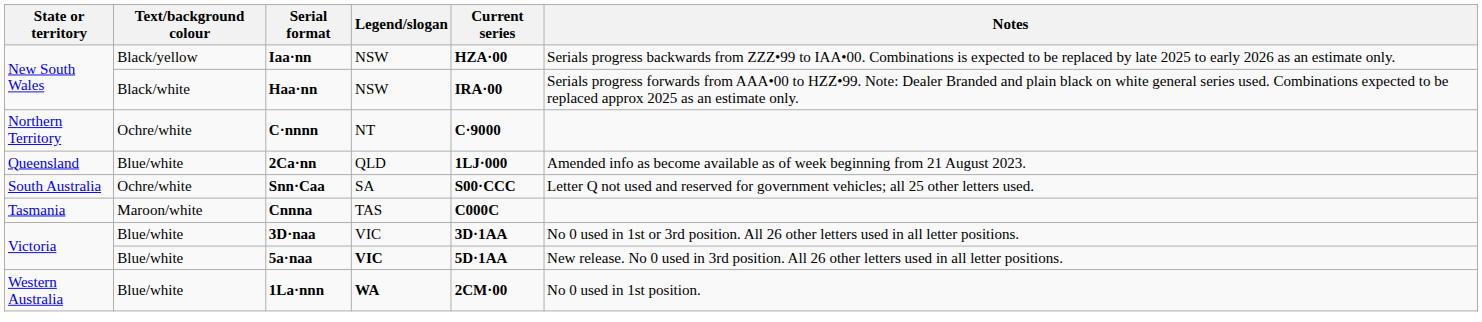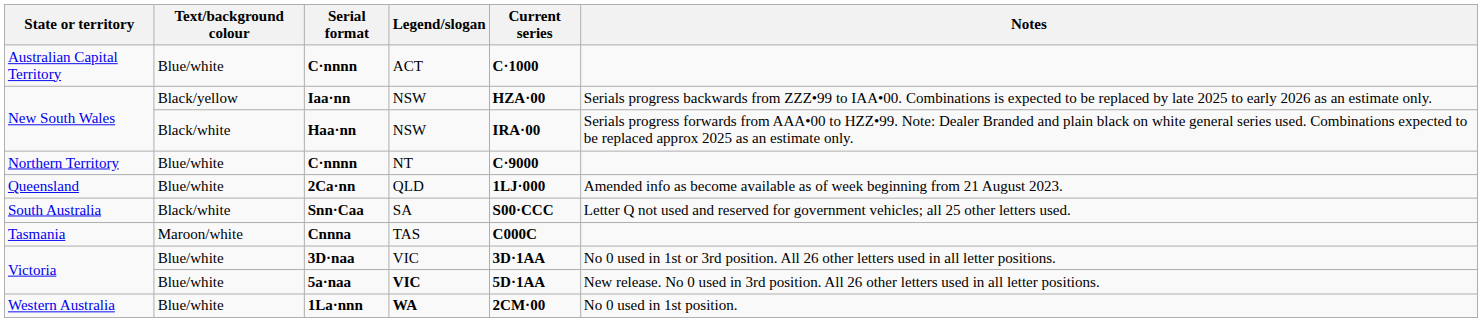+ row: (63, 65)
(154, 130) Ochre/white -> (191, 162) Blue/white
(154, 186) Ochre/white -> (194, 210) Black/white
